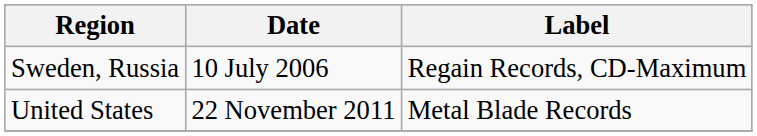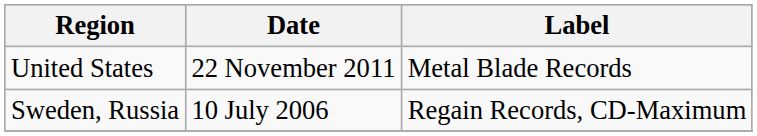rows swapped: (95, 67) <-> (82, 109)
